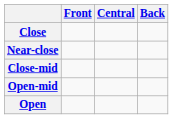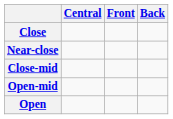columns swapped: (78, 13) <-> (116, 13)
